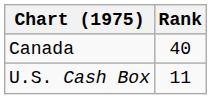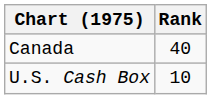(180, 78) 11 -> (180, 78) 10
